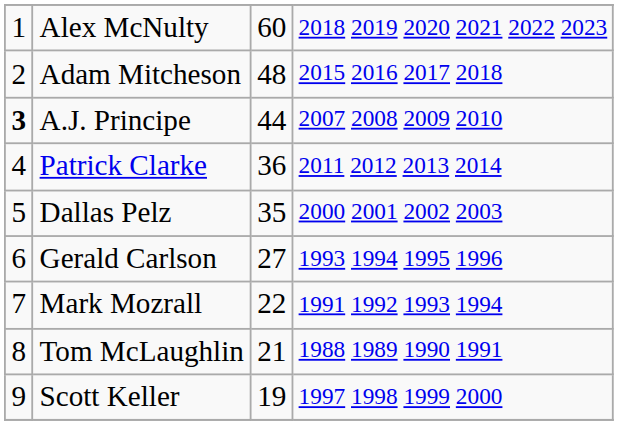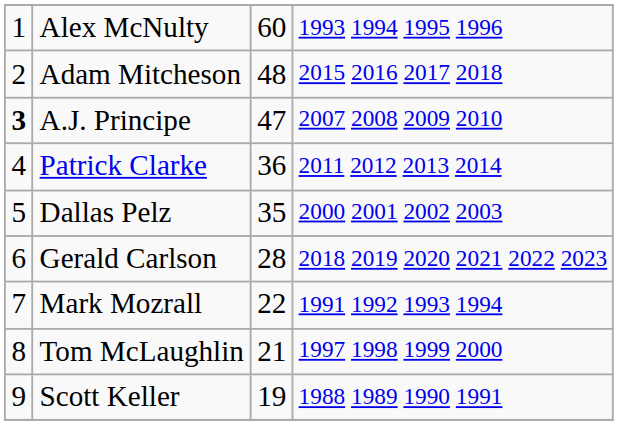(453, 27) 2018 2019 2020 2021 2022 2023 -> (401, 27) 1993 1994 1995 1996
(272, 119) 44 -> (272, 119) 47
(272, 258) 27 -> (272, 258) 28
(401, 258) 1993 1994 1995 1996 -> (453, 258) 2018 2019 2020 2021 2022 2023
(401, 350) 1988 1989 1990 1991 -> (401, 350) 1997 1998 1999 2000
(401, 397) 1997 1998 1999 2000 -> (401, 397) 1988 1989 1990 1991
